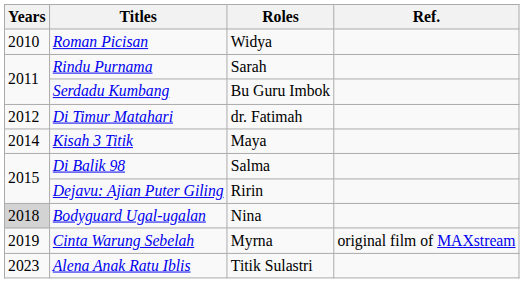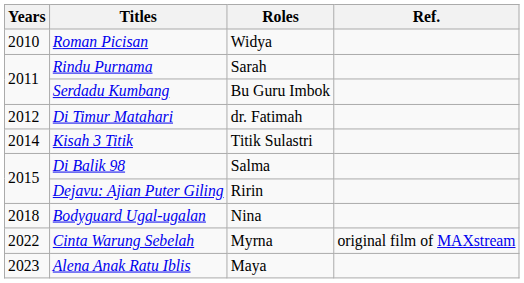(249, 141) Maya -> (272, 141) Titik Sulastri
(24, 215) lightgrey background -> (24, 215) no background
(24, 240) 2019 -> (24, 240) 2022
(272, 265) Titik Sulastri -> (249, 265) Maya
